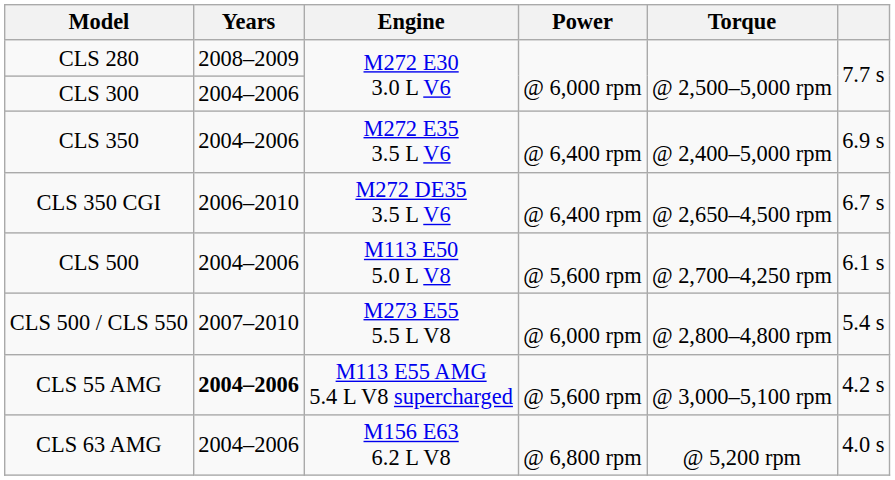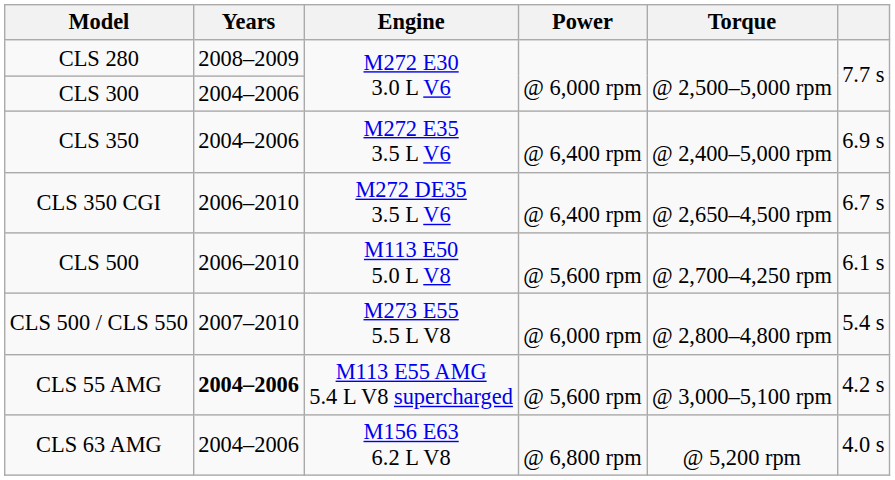(249, 262) 2004–2006 -> (249, 262) 2006–2010
